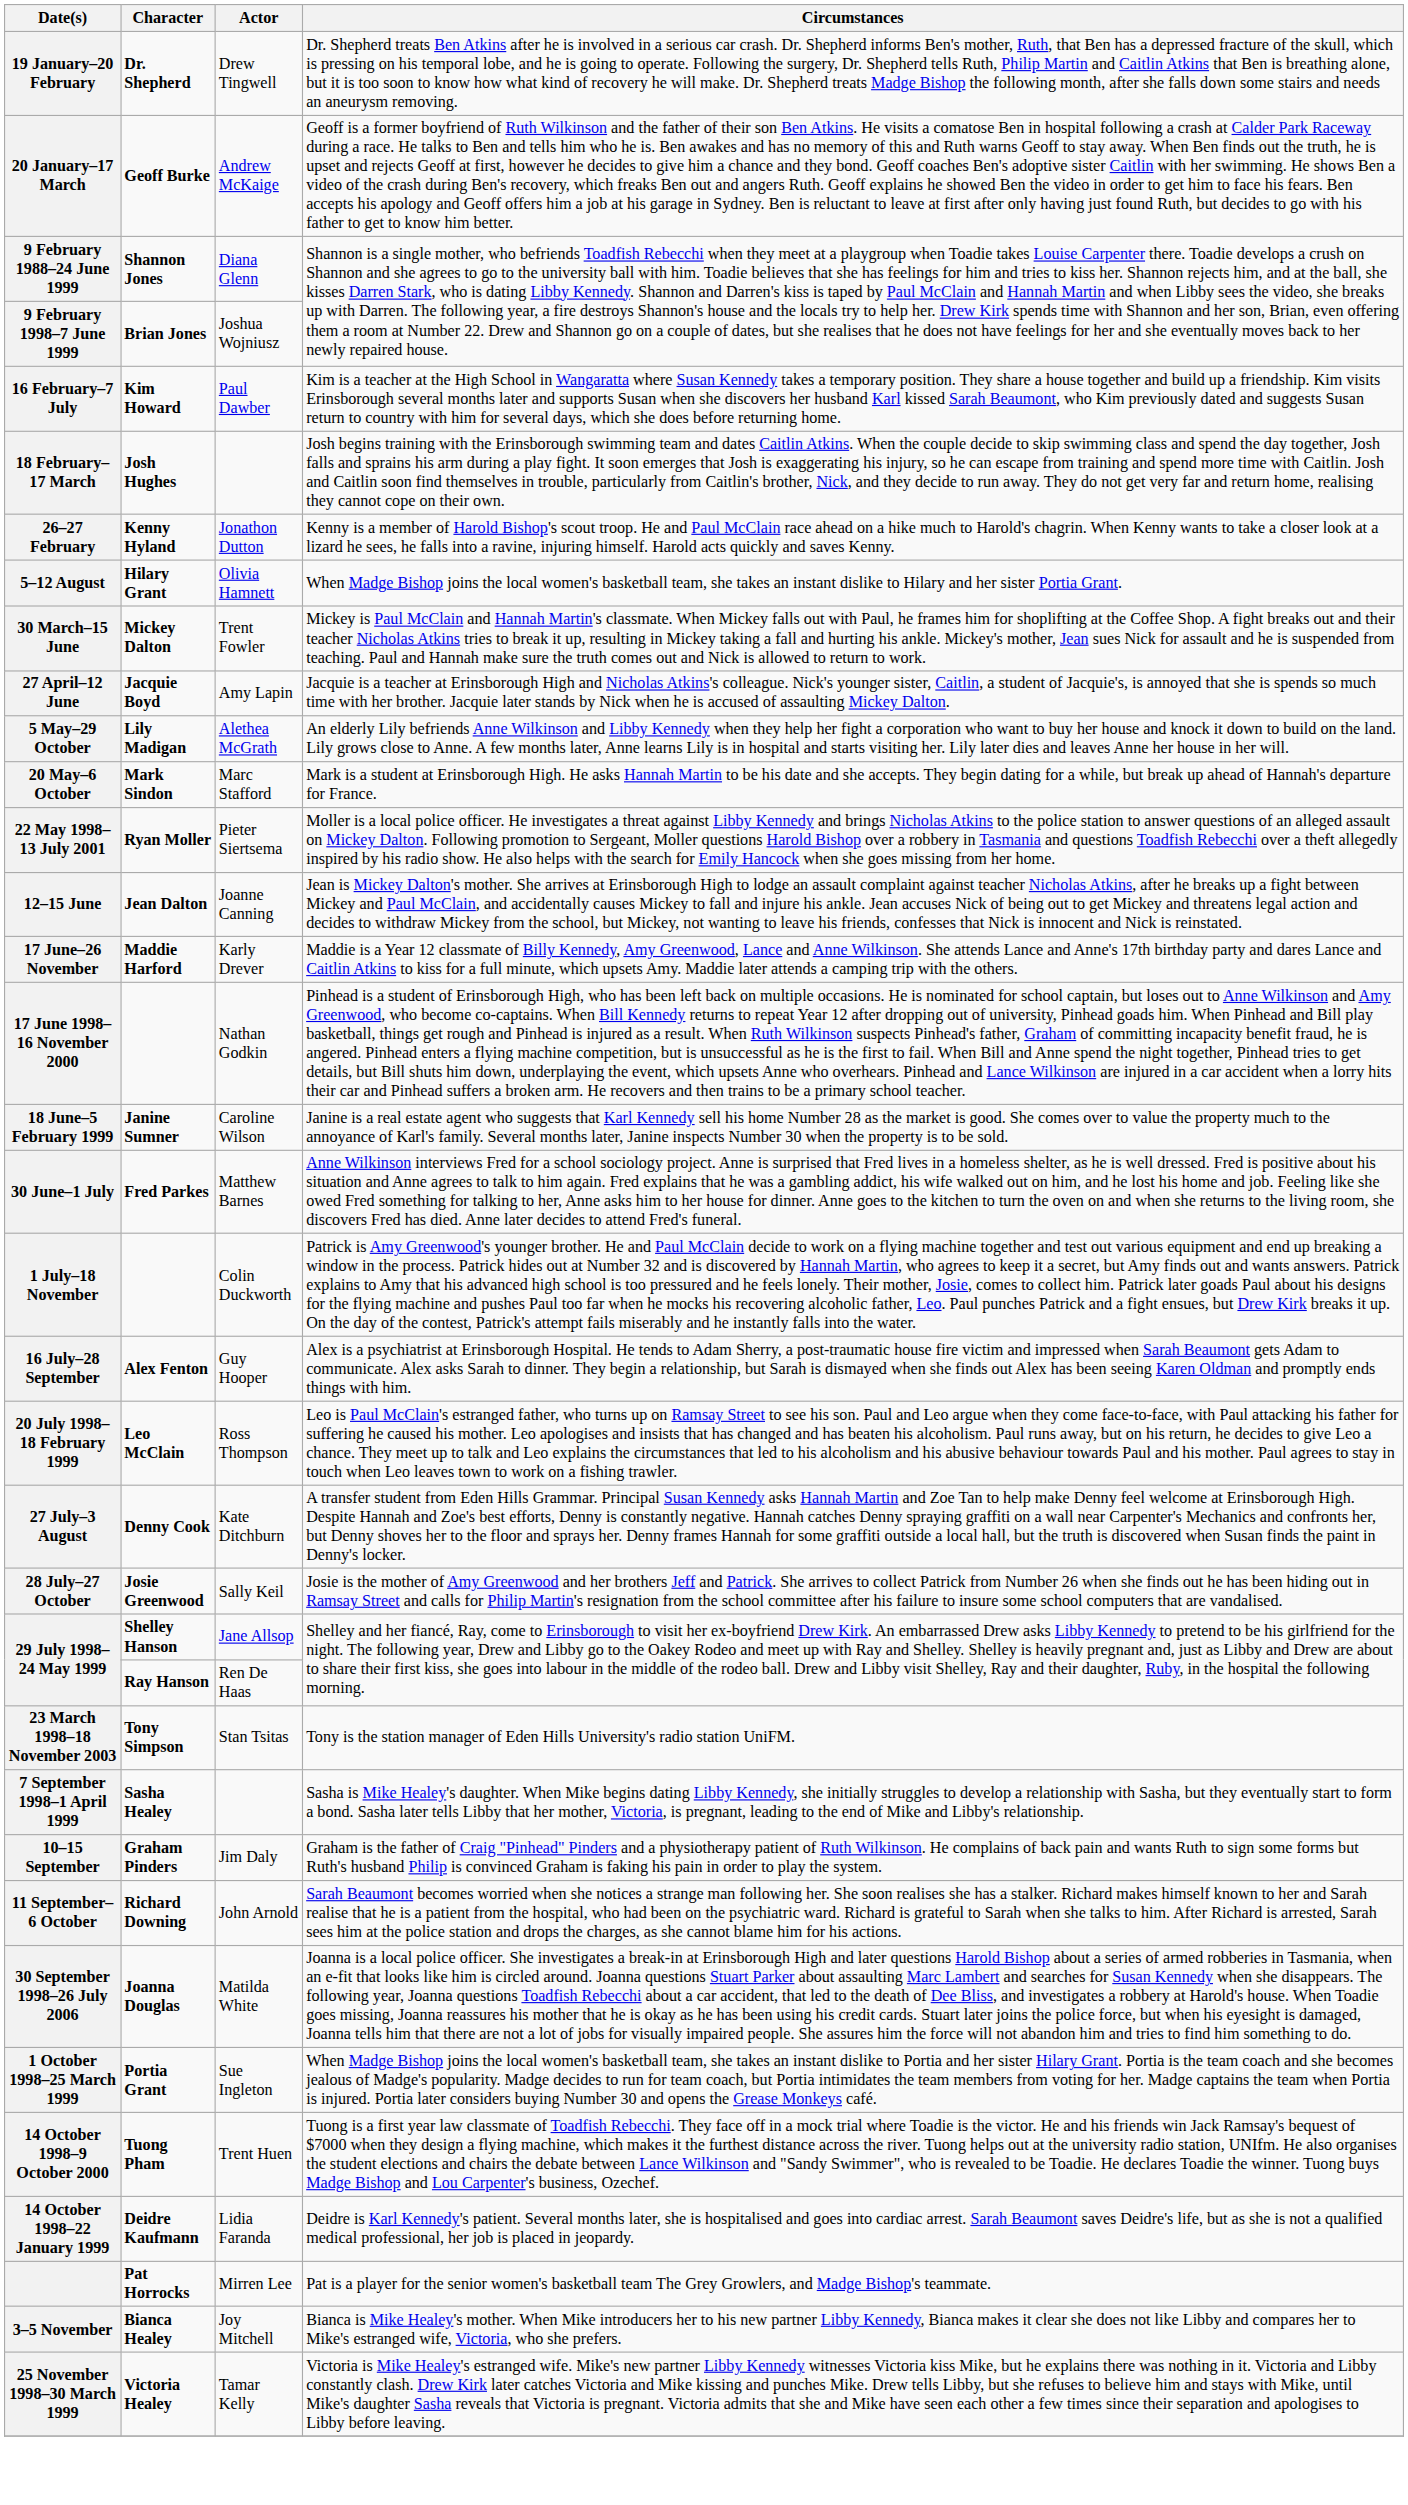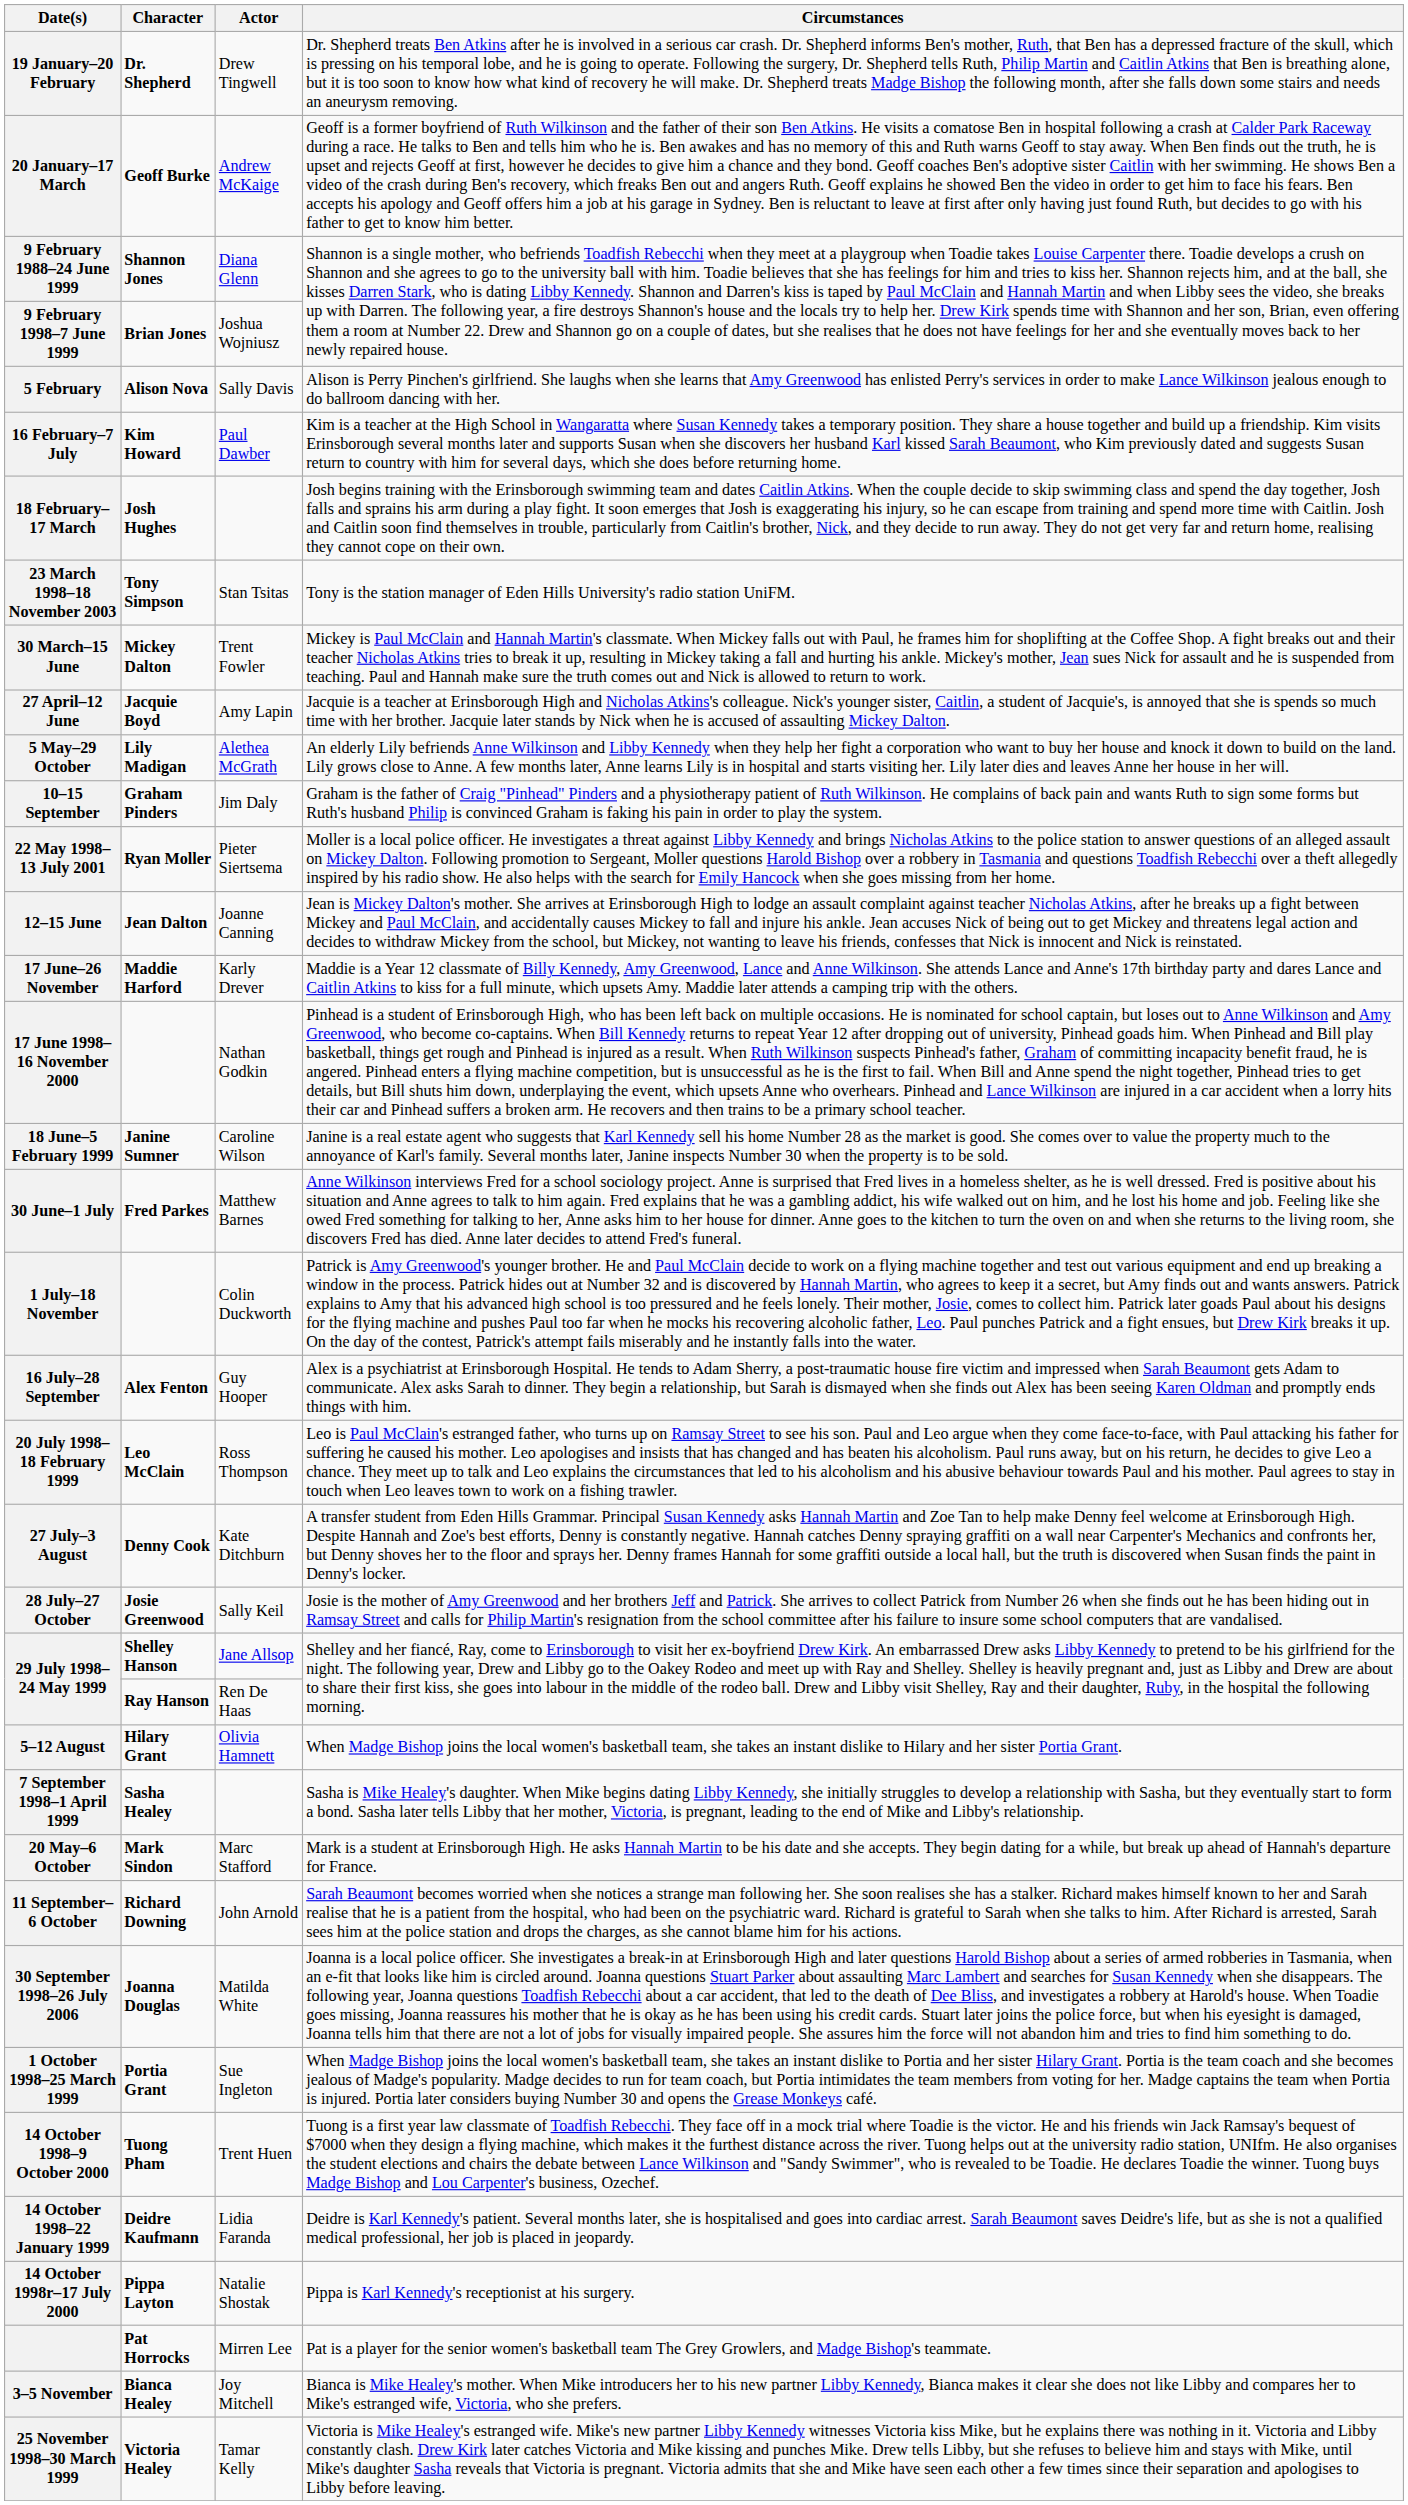+ row: (63, 389)
- row: (63, 537)
rows swapped: (63, 1737) <-> (63, 583)
rows swapped: (63, 784) <-> (63, 1857)
+ row: (63, 2293)
